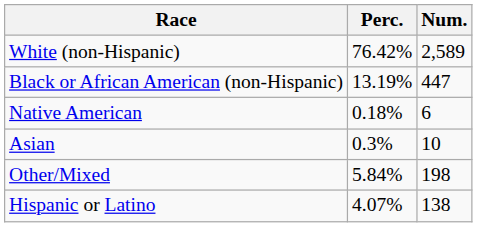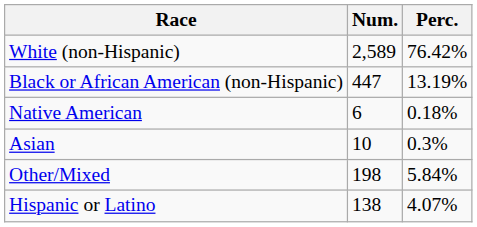columns swapped: (444, 19) <-> (382, 19)
